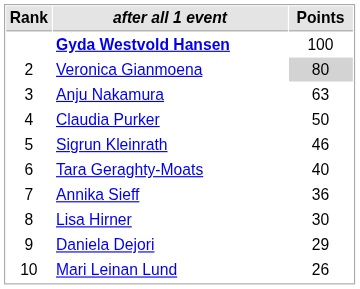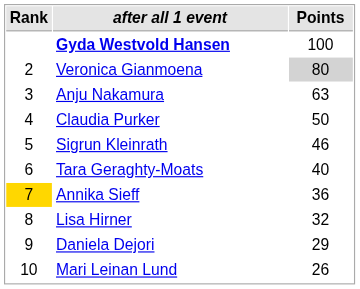(29, 195) no background -> (29, 195) gold background
(320, 220) 30 -> (320, 220) 32
